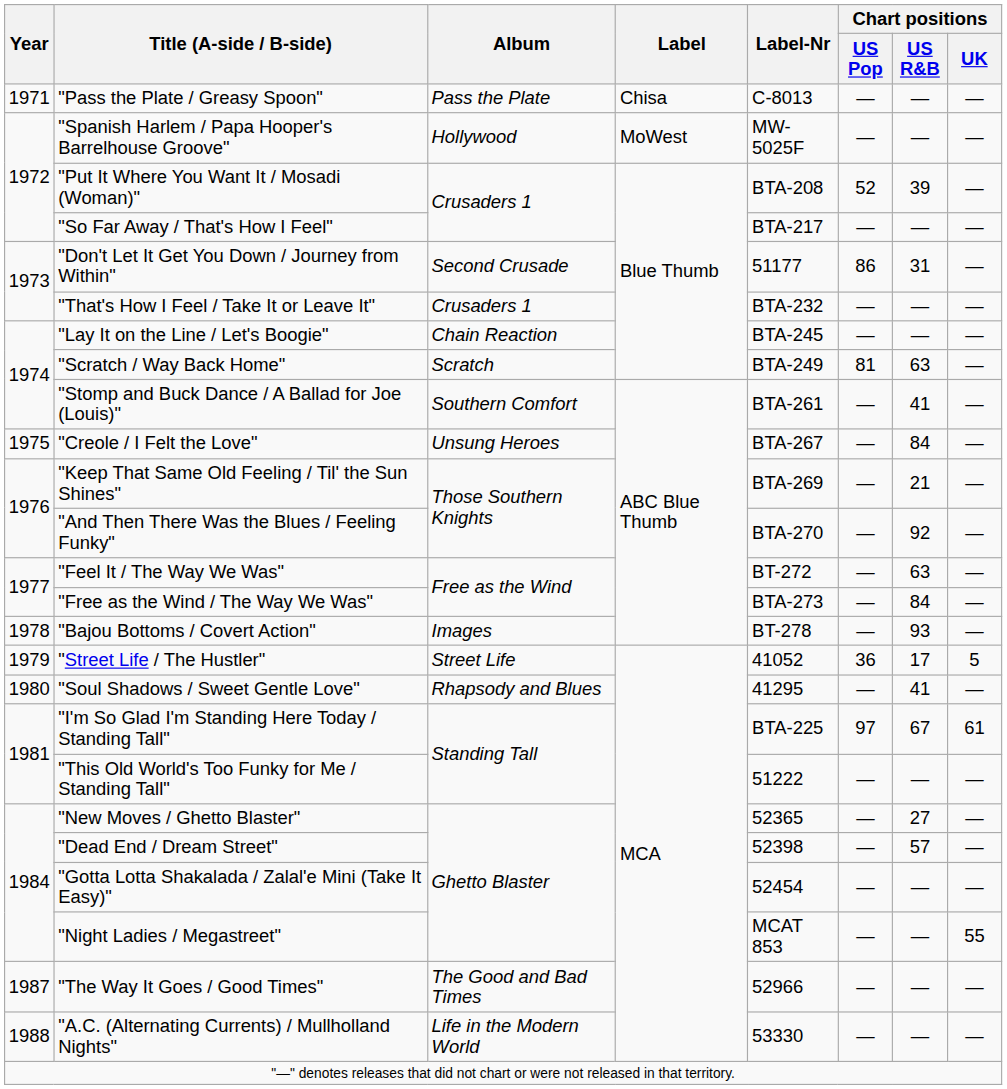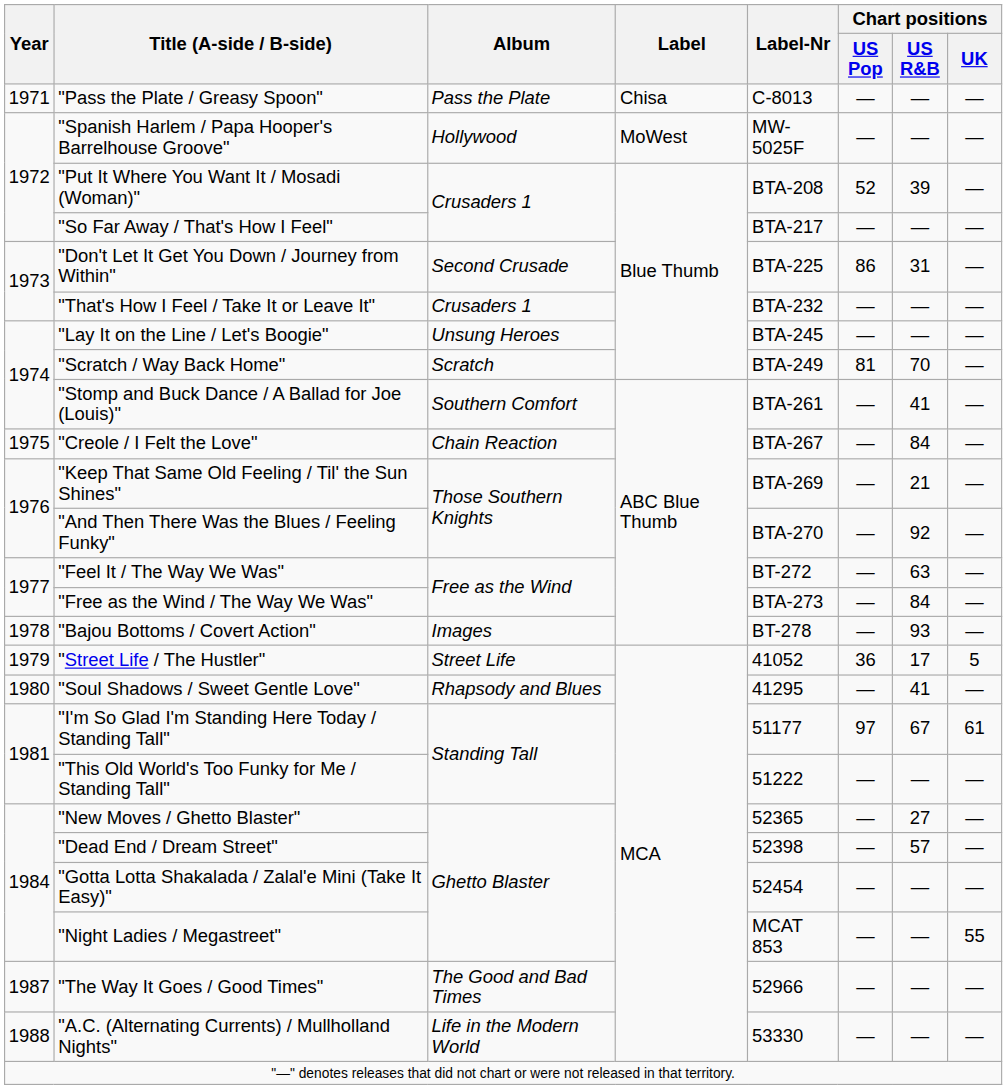(777, 266) 51177 -> (788, 266) BTA-225
(494, 335) Chain Reaction -> (495, 335) Unsung Heroes
(920, 364) 63 -> (920, 364) 70
(495, 443) Unsung Heroes -> (494, 443) Chain Reaction
(788, 728) BTA-225 -> (777, 728) 51177
